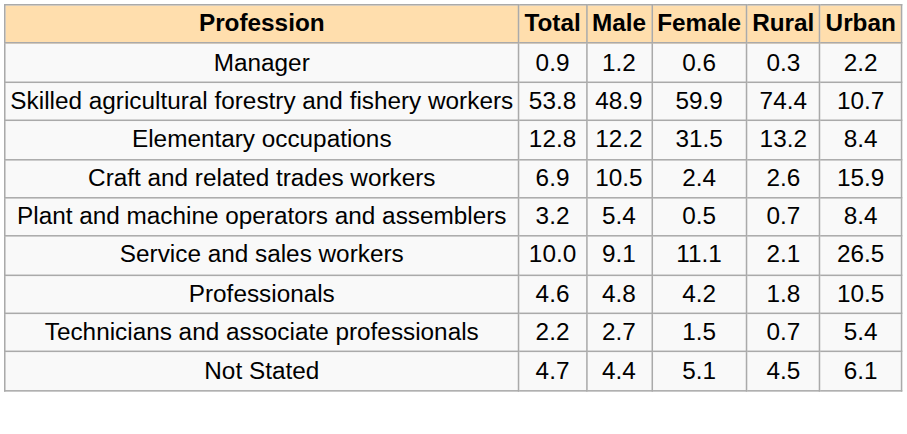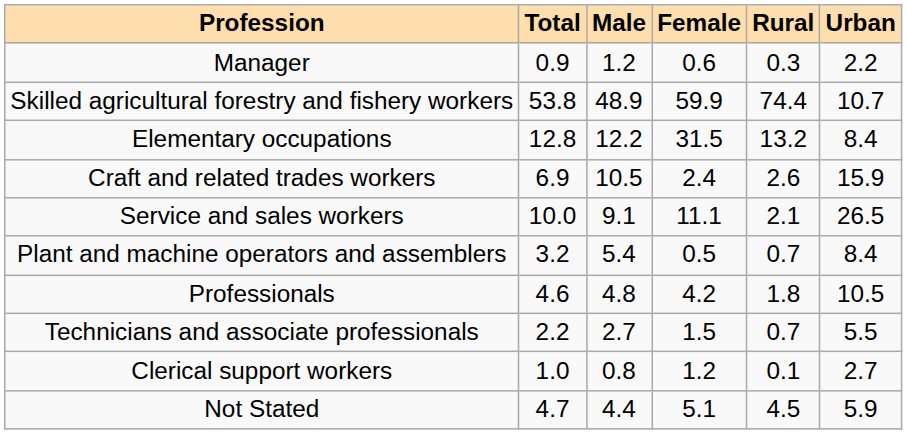rows swapped: (262, 255) <-> (262, 216)
(861, 332) 5.4 -> (861, 332) 5.5
+ row: (262, 370)
(861, 370) 6.1 -> (861, 409) 5.9
